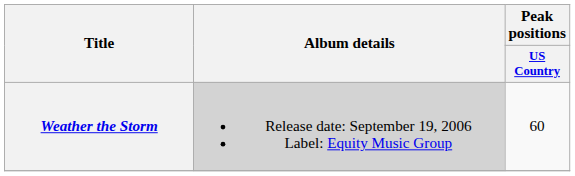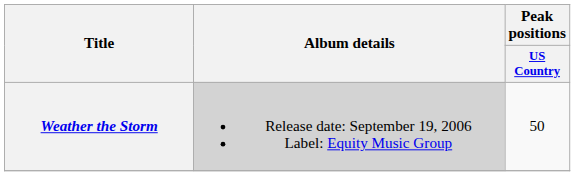(537, 126) 60 -> (537, 126) 50
